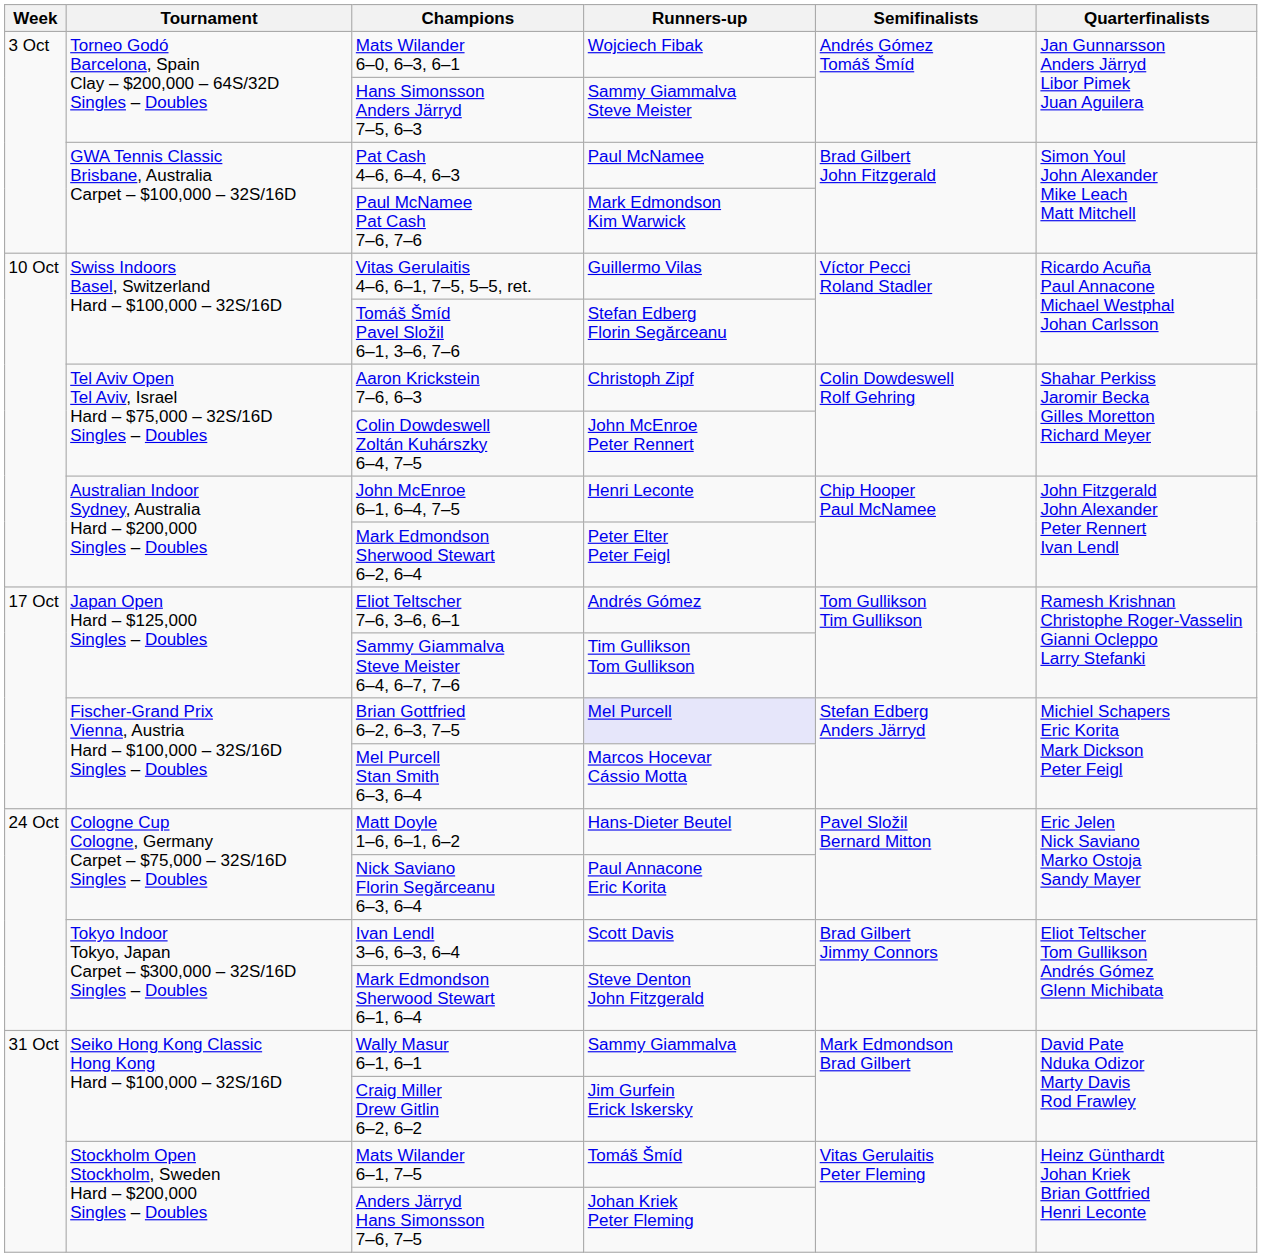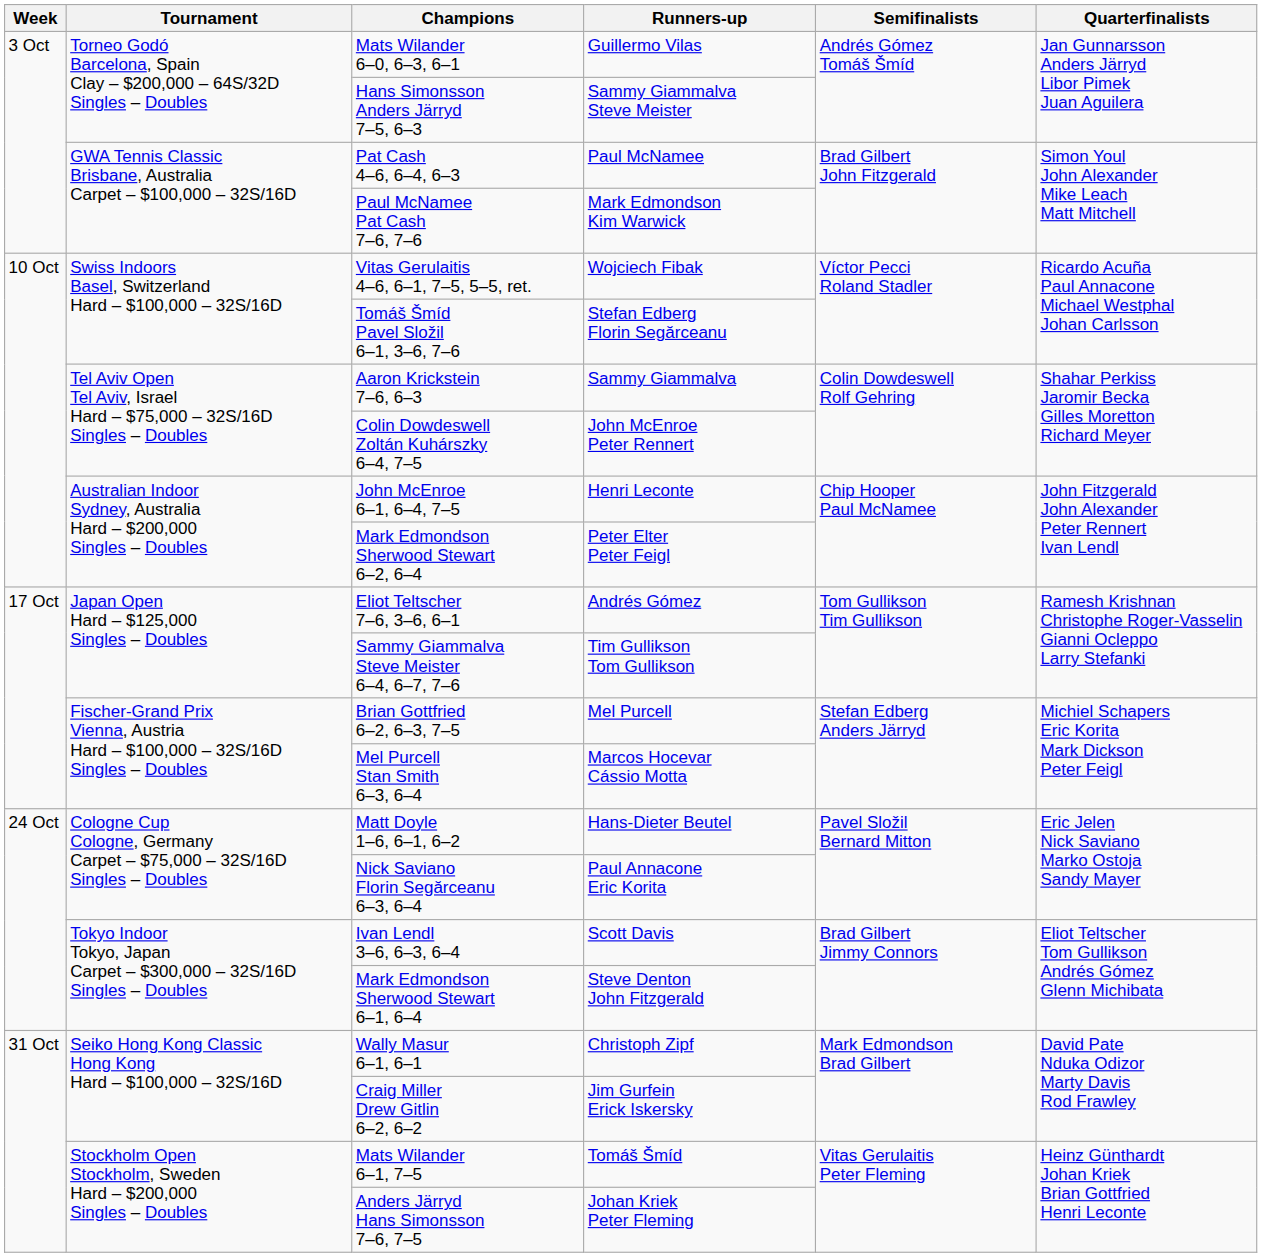(645, 45) Wojciech Fibak -> (645, 45) Guillermo Vilas
(645, 267) Guillermo Vilas -> (645, 267) Wojciech Fibak
(641, 378) Christoph Zipf -> (662, 378) Sammy Giammalva
(630, 711) lavender background -> (630, 711) no background
(662, 1044) Sammy Giammalva -> (641, 1044) Christoph Zipf
